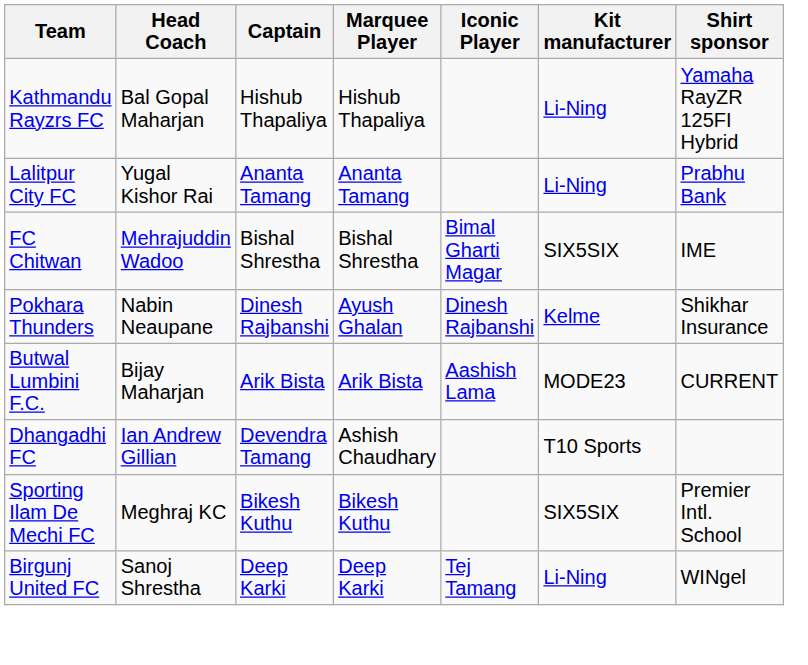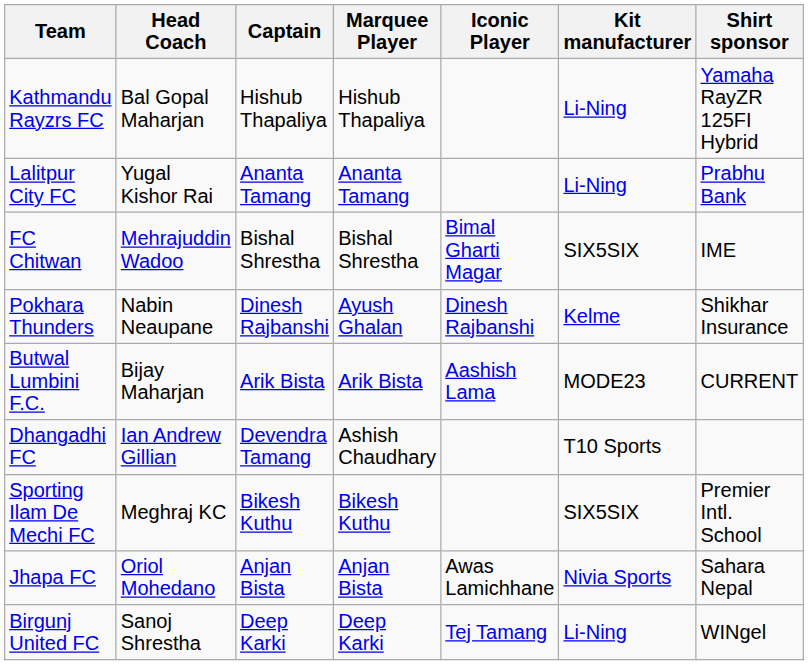+ row: (53, 577)
